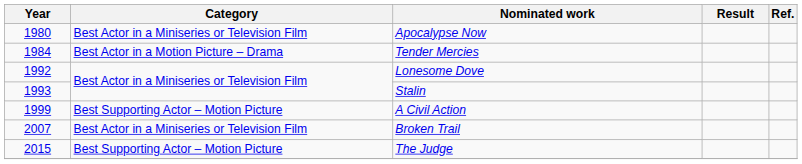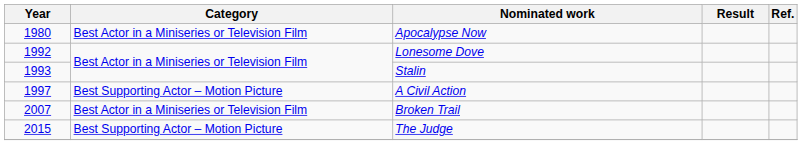- row: (437, 52)
(38, 110) 1999 -> (38, 91) 1997
